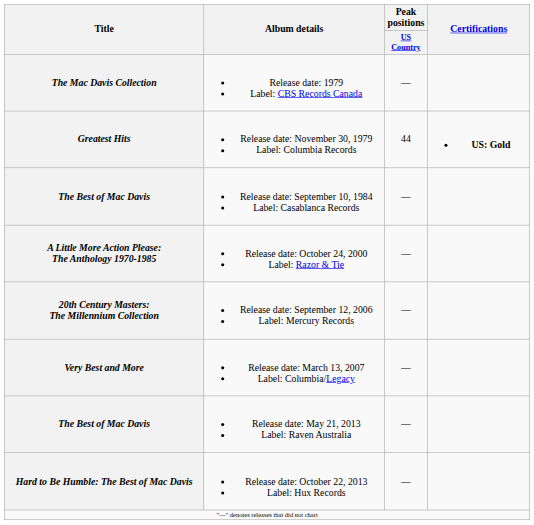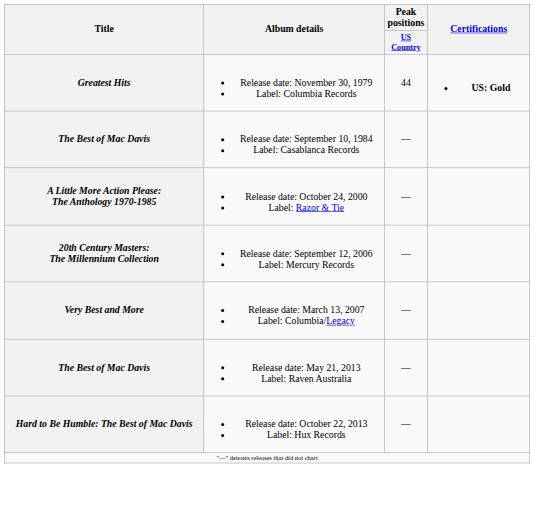- row: (294, 88)
